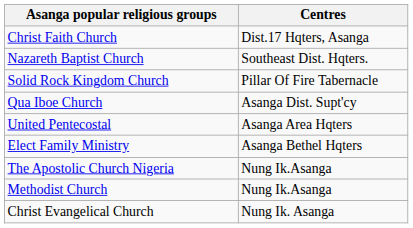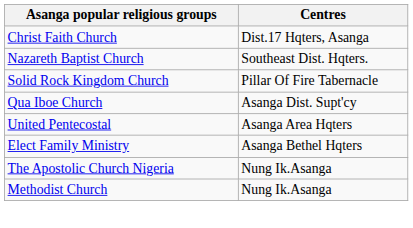- row: (81, 211)
